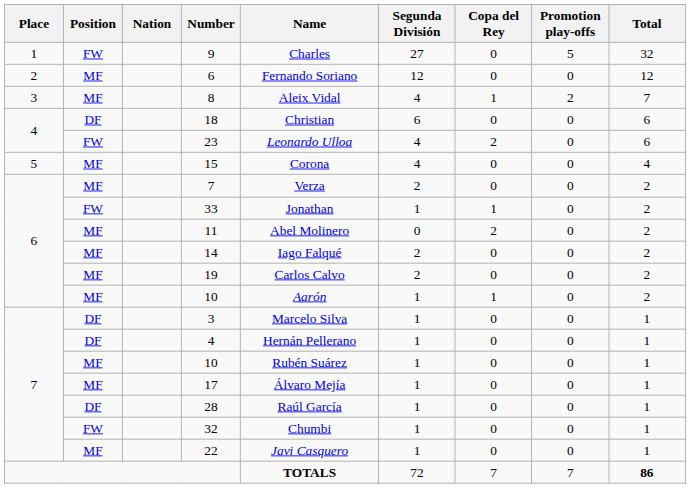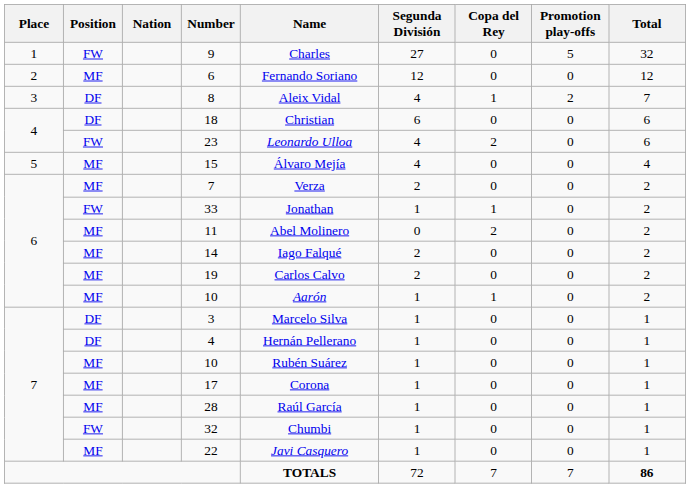(93, 97) MF -> (93, 97) DF
(310, 163) Corona -> (310, 163) Álvaro Mejía
(310, 384) Álvaro Mejía -> (310, 384) Corona
(93, 406) DF -> (93, 406) MF
